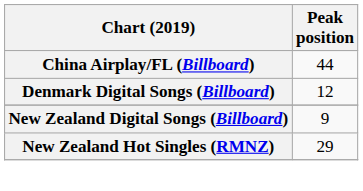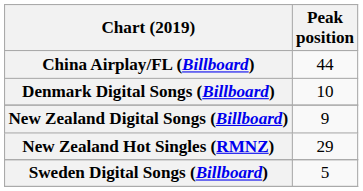(325, 91) 12 -> (325, 91) 10
+ row: (148, 173)
